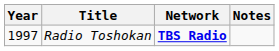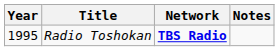(23, 36) 1997 -> (23, 36) 1995
